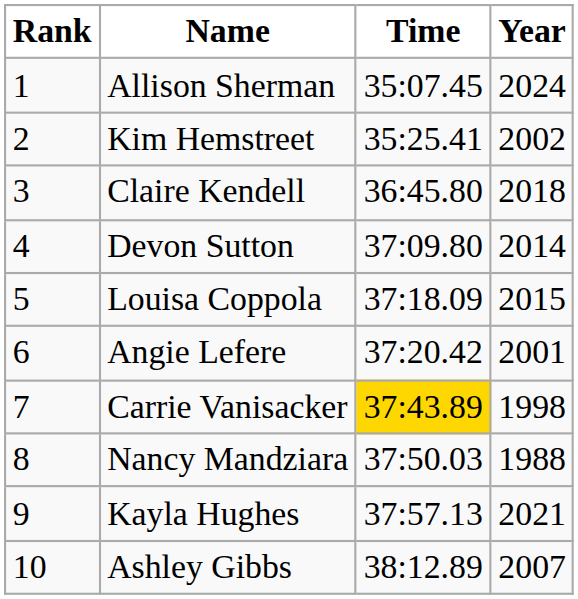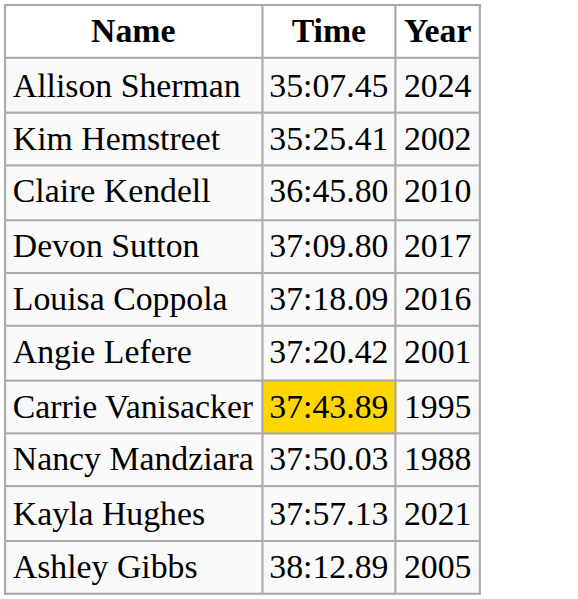- column: (52, 31)
(532, 191) 2018 -> (438, 191) 2010
(532, 245) 2014 -> (438, 245) 2017
(532, 298) 2015 -> (438, 298) 2016
(532, 406) 1998 -> (438, 406) 1995
(532, 566) 2007 -> (438, 566) 2005
